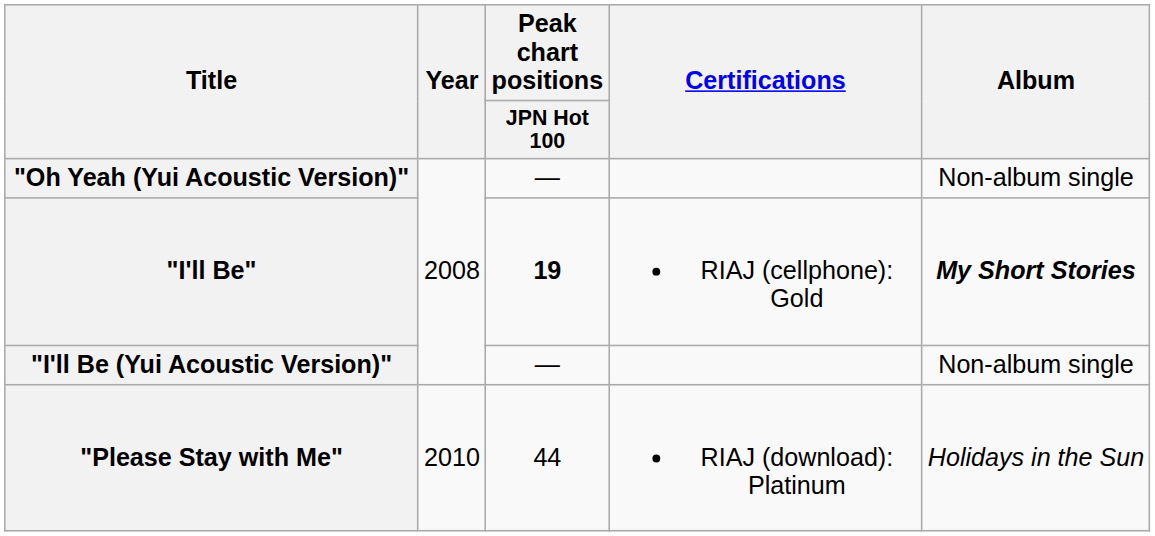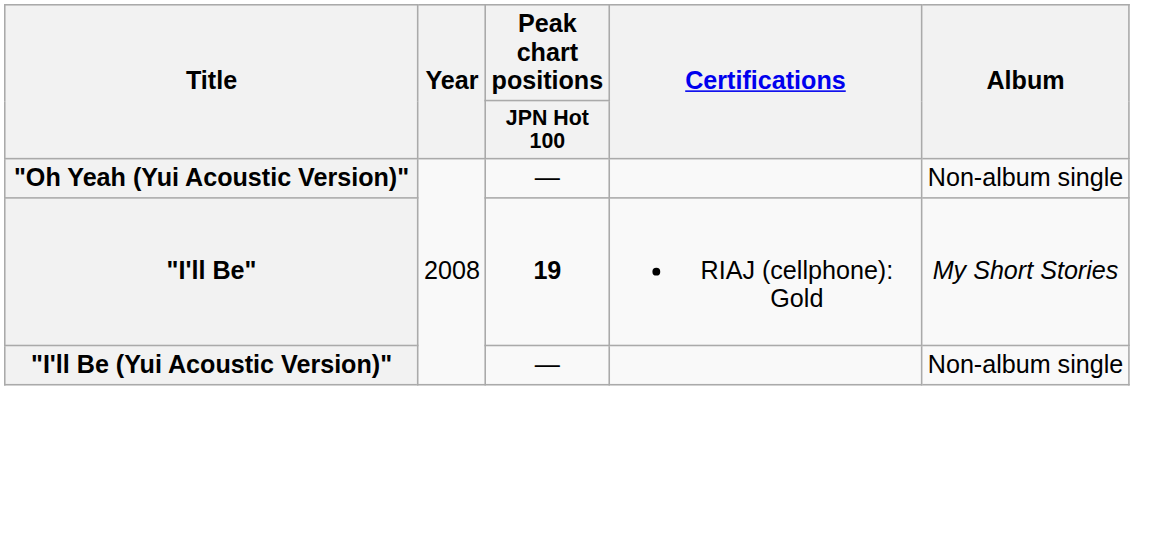(1036, 271) bold -> (1026, 271) normal
- row: (212, 457)
